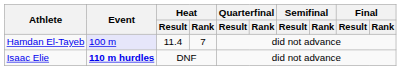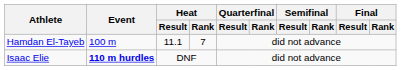(103, 43) lavender background -> (103, 43) no background
(173, 43) 11.4 -> (173, 43) 11.1
